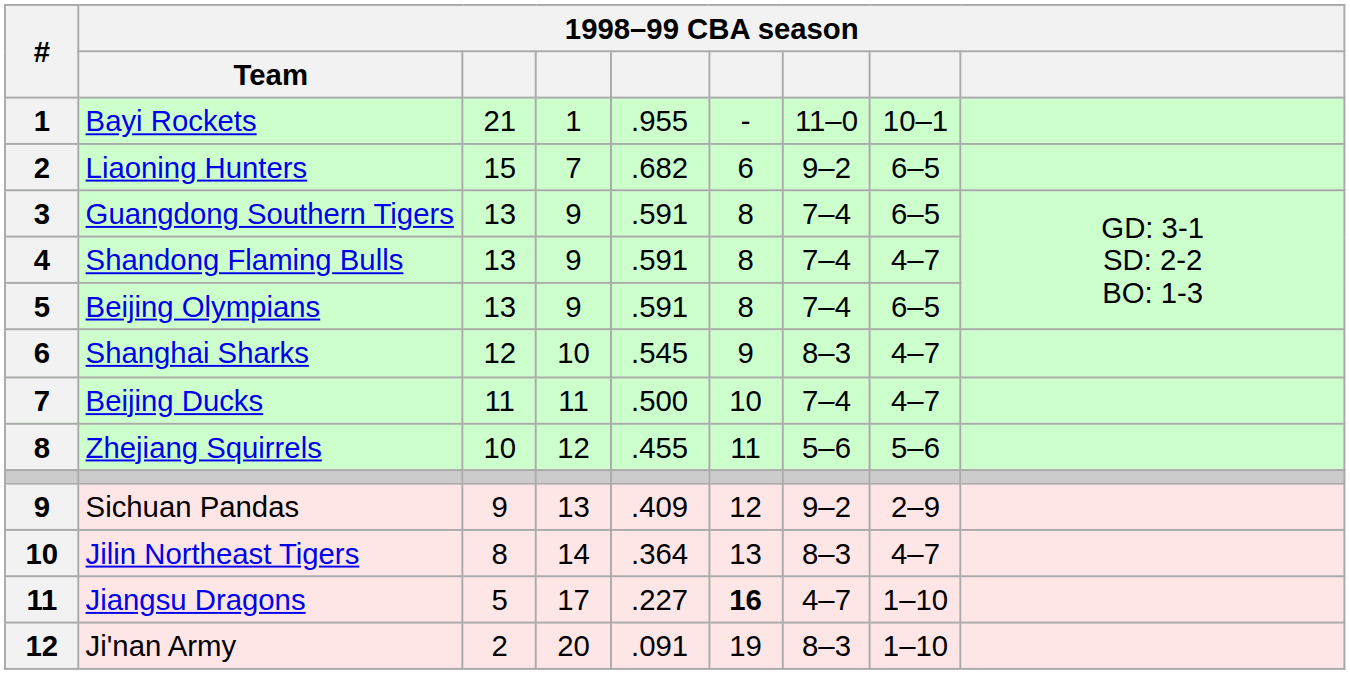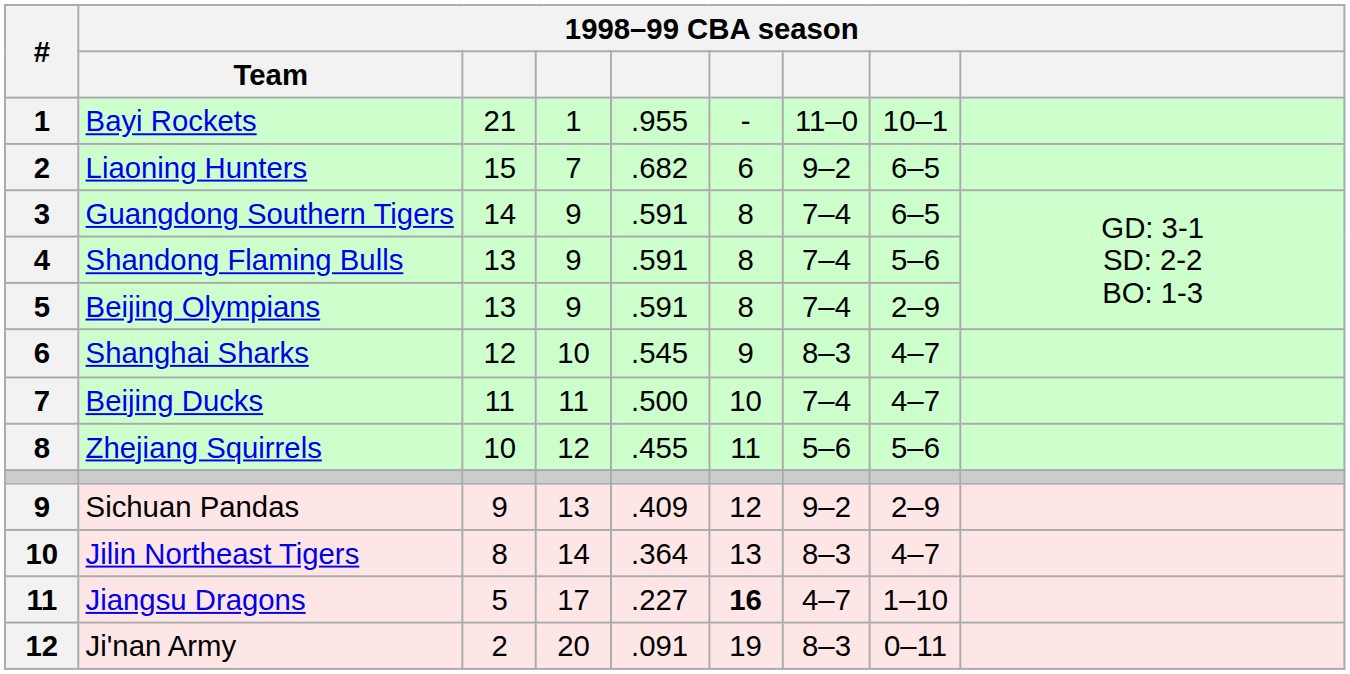(500, 214) 13 -> (500, 214) 14
(916, 261) 4–7 -> (916, 261) 5–6
(916, 307) 6–5 -> (916, 307) 2–9
(915, 646) 1–10 -> (915, 646) 0–11
